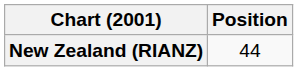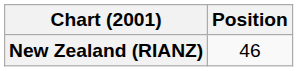(250, 50) 44 -> (250, 50) 46
